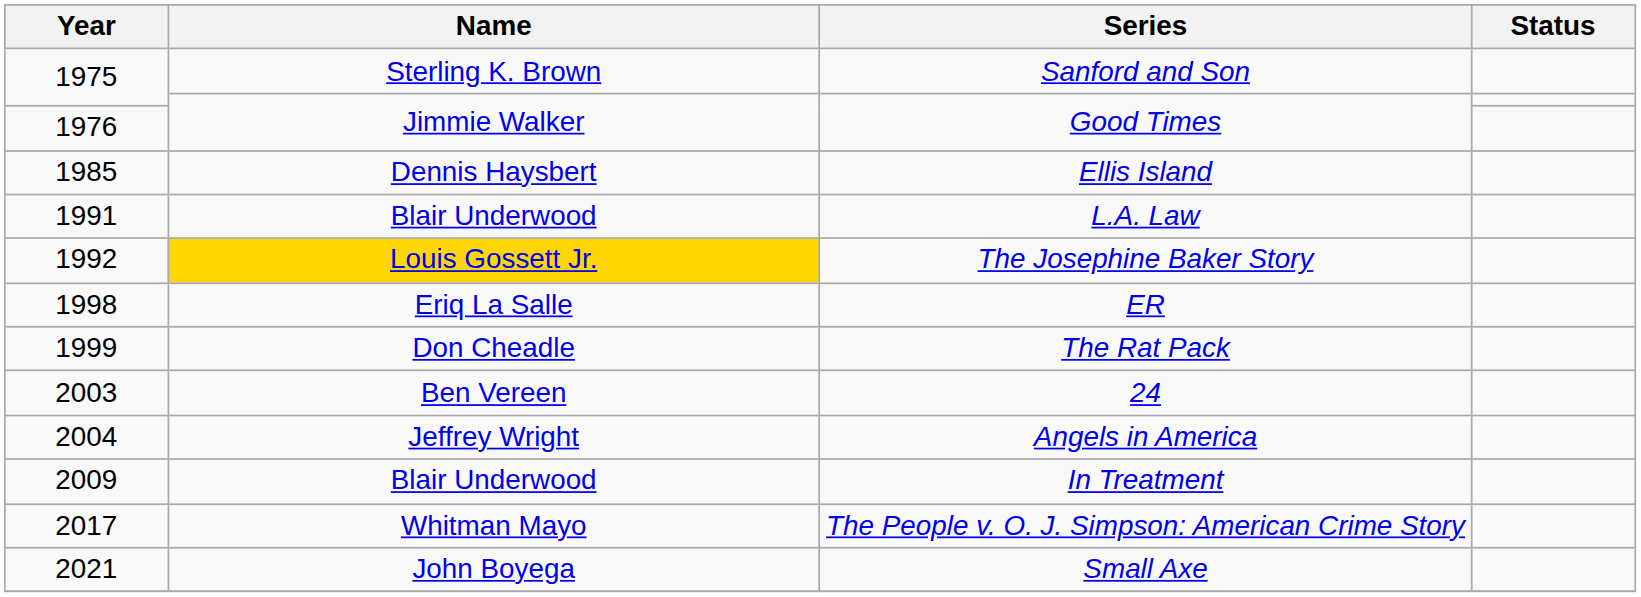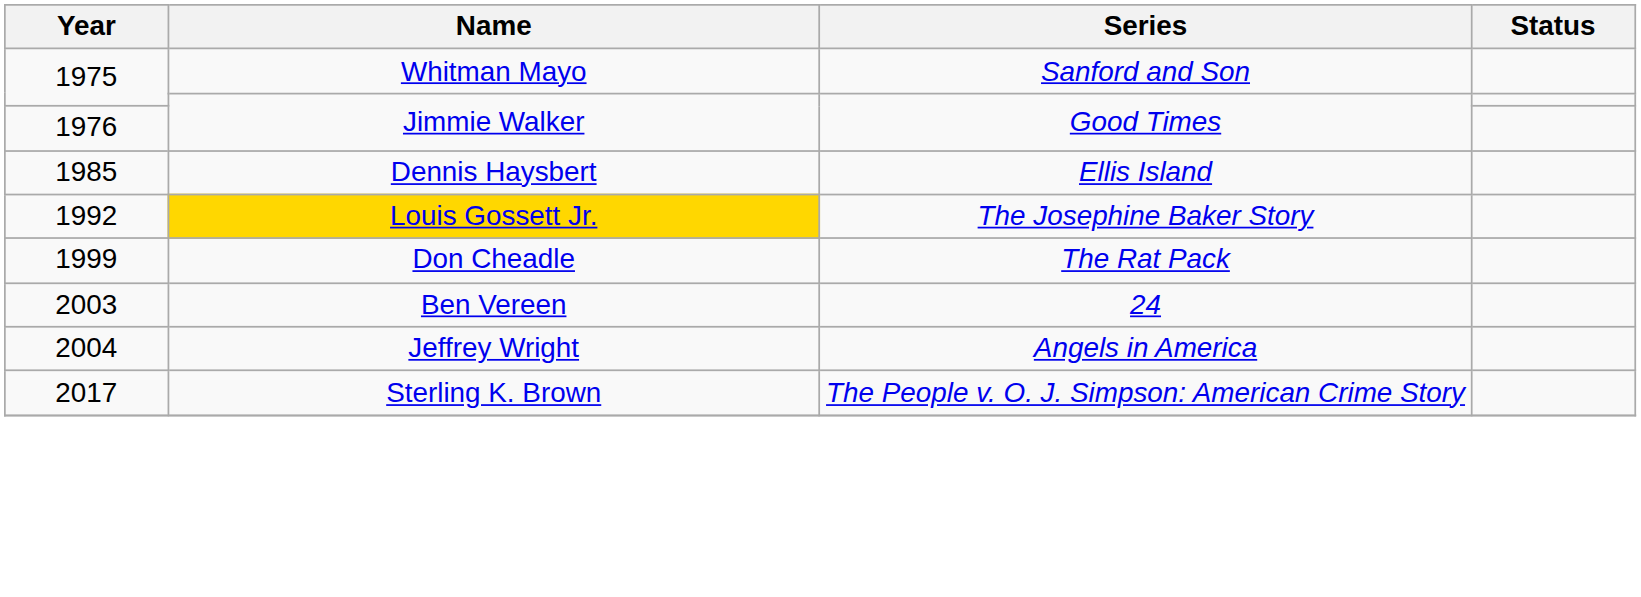(494, 70) Sterling K. Brown -> (494, 70) Whitman Mayo
- row: (86, 216)
- row: (86, 304)
- row: (86, 480)
(494, 525) Whitman Mayo -> (494, 392) Sterling K. Brown
- row: (86, 569)
